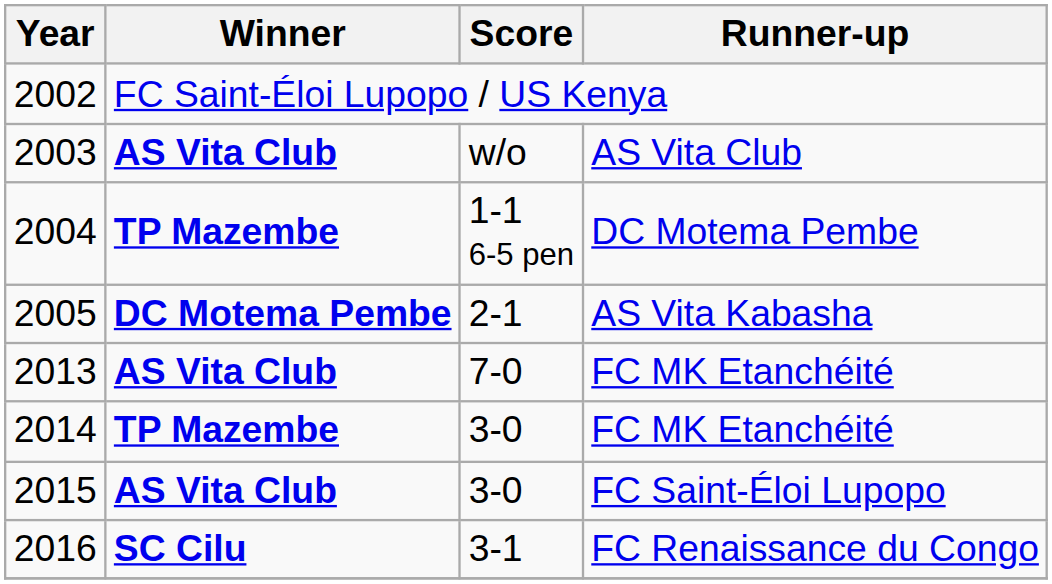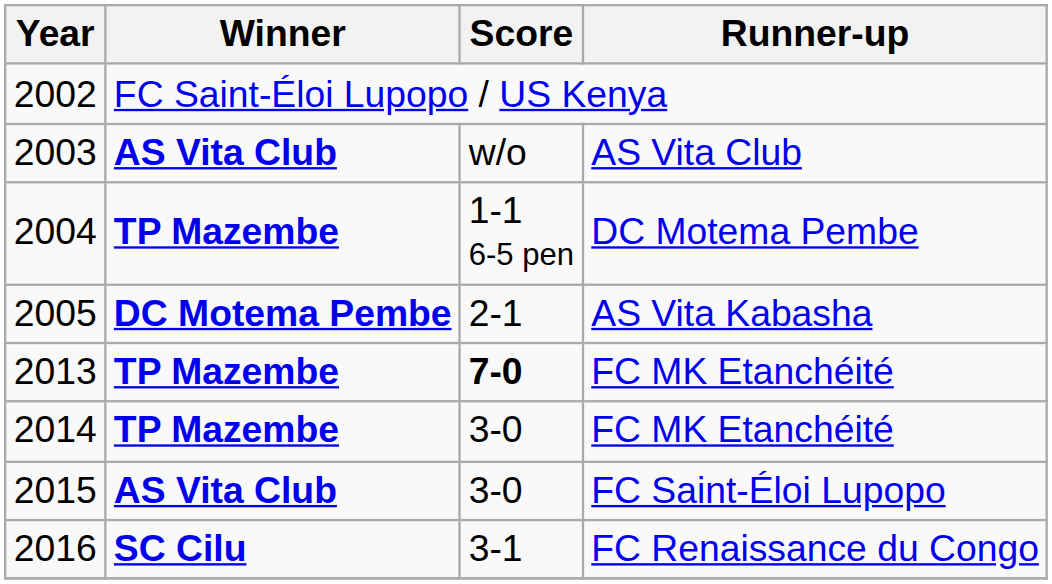(225, 371) AS Vita Club -> (226, 371) TP Mazembe
(496, 371) normal -> (496, 371) bold
